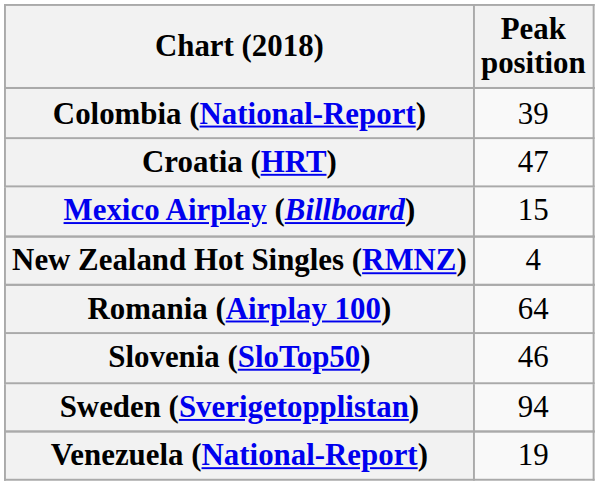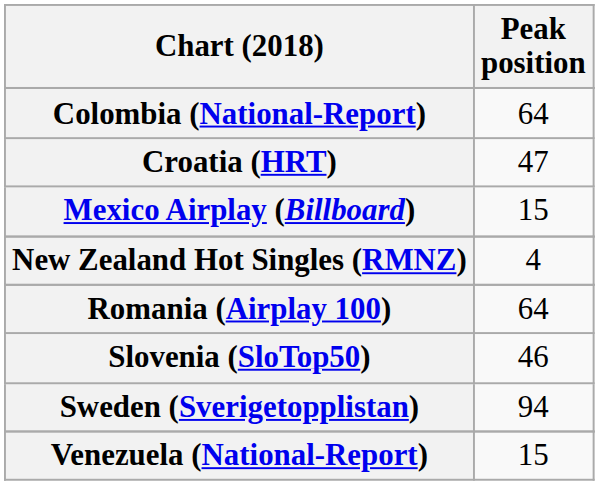(533, 112) 39 -> (533, 112) 64
(533, 455) 19 -> (533, 455) 15
